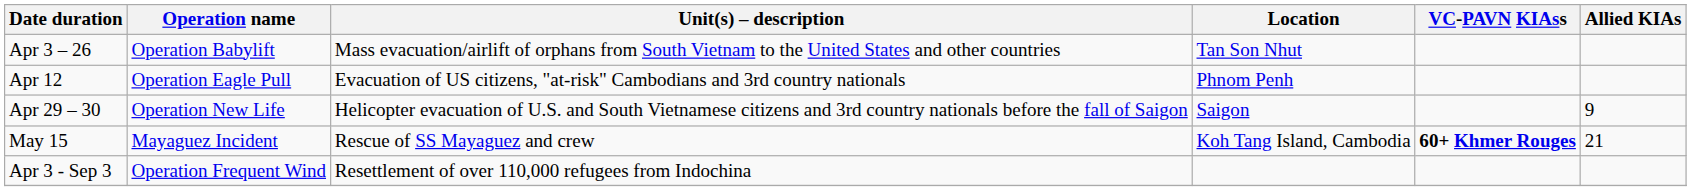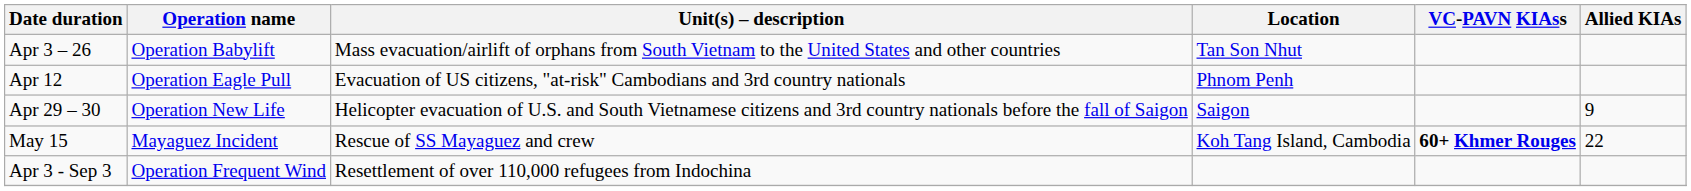(1594, 140) 21 -> (1594, 140) 22
